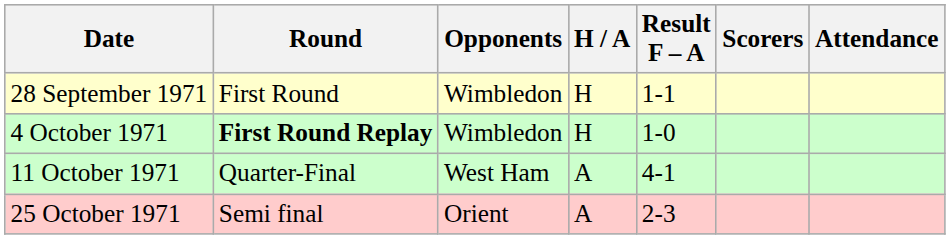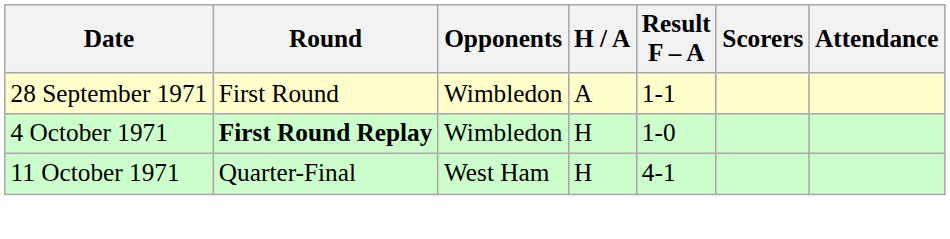(583, 93) H -> (583, 93) A
(583, 173) A -> (583, 173) H
- row: (96, 213)
